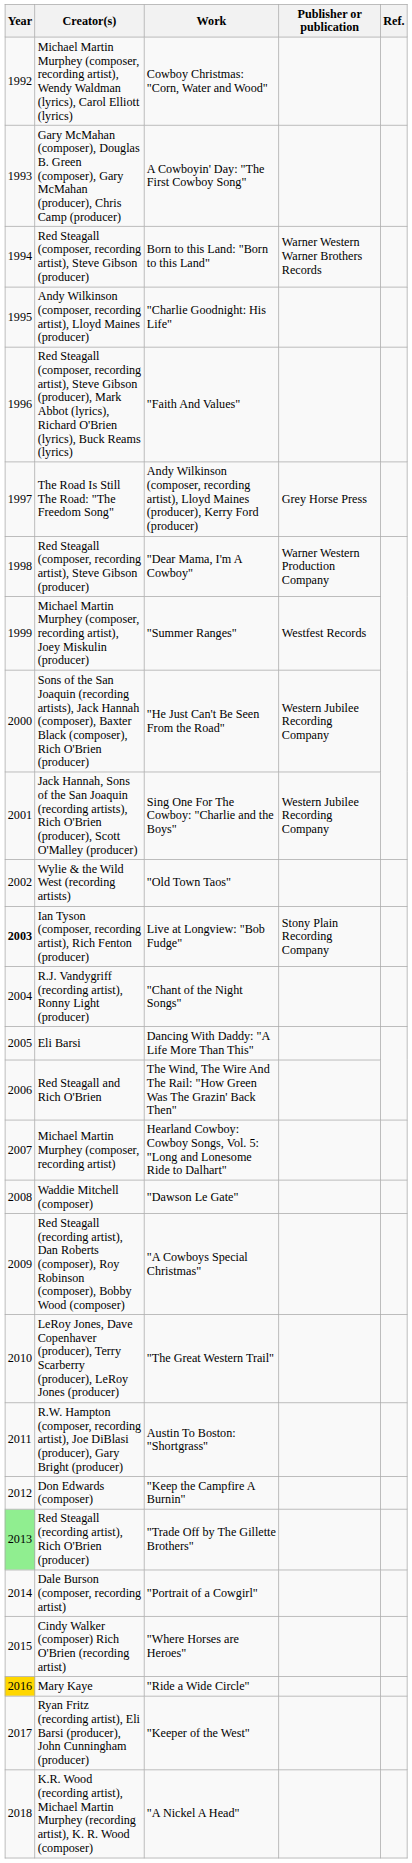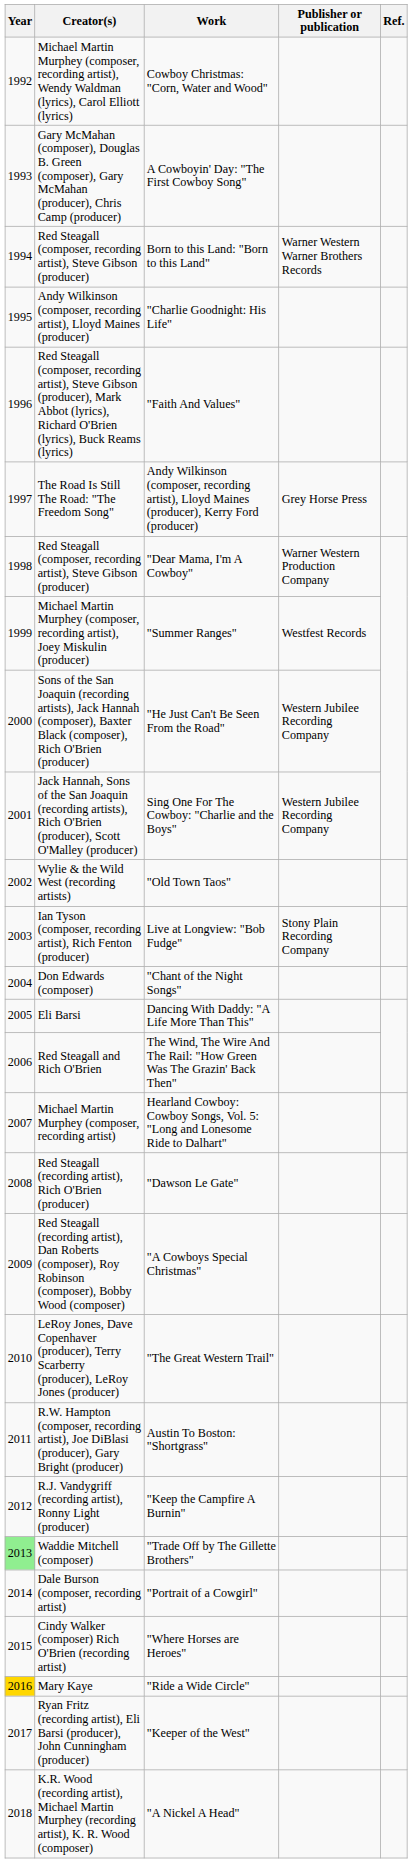(20, 936) bold -> (20, 936) normal
(80, 996) R.J. Vandygriff (recording artist), Ronny Light (producer) -> (71, 983) Don Edwards (composer)
(78, 1196) Waddie Mitchell (composer) -> (80, 1183) Red Steagall (recording artist), Rich O'Brien (producer)
(71, 1493) Don Edwards (composer) -> (80, 1506) R.J. Vandygriff (recording artist), Ronny Light (producer)
(80, 1539) Red Steagall (recording artist), Rich O'Brien (producer) -> (78, 1553) Waddie Mitchell (composer)
